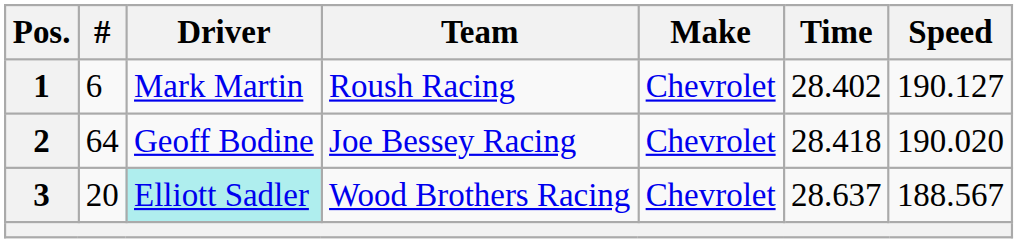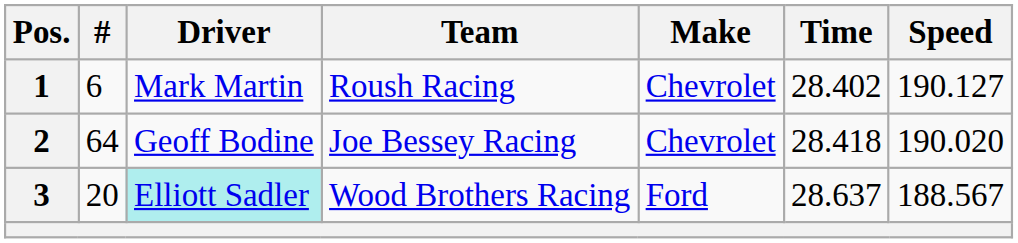(711, 195) Chevrolet -> (677, 195) Ford
